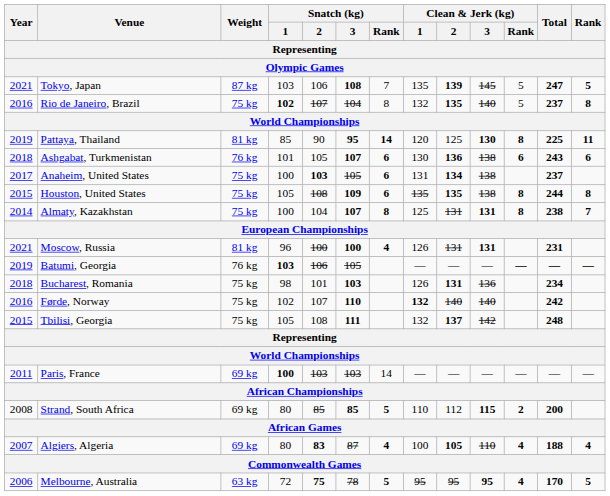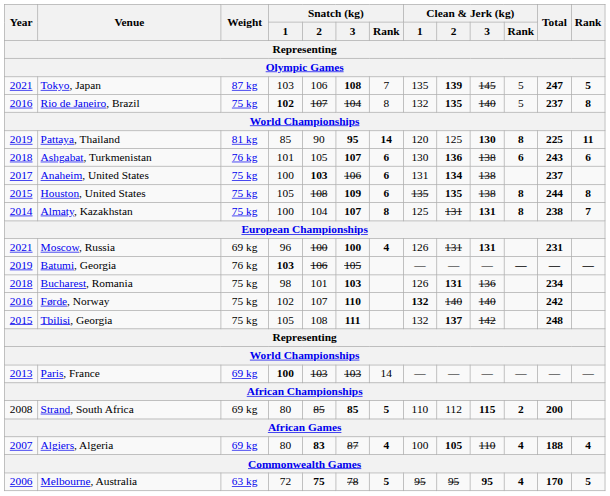(353, 175) 105 -> (353, 175) 106
(245, 247) 81 kg -> (245, 247) 69 kg
(21, 373) 2011 -> (21, 373) 2013
